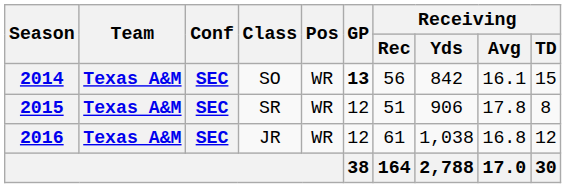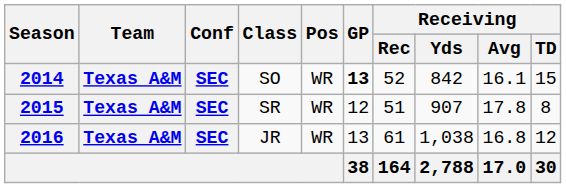(394, 79) 56 -> (394, 79) 52
(447, 109) 906 -> (447, 109) 907
(358, 138) 12 -> (358, 138) 13
